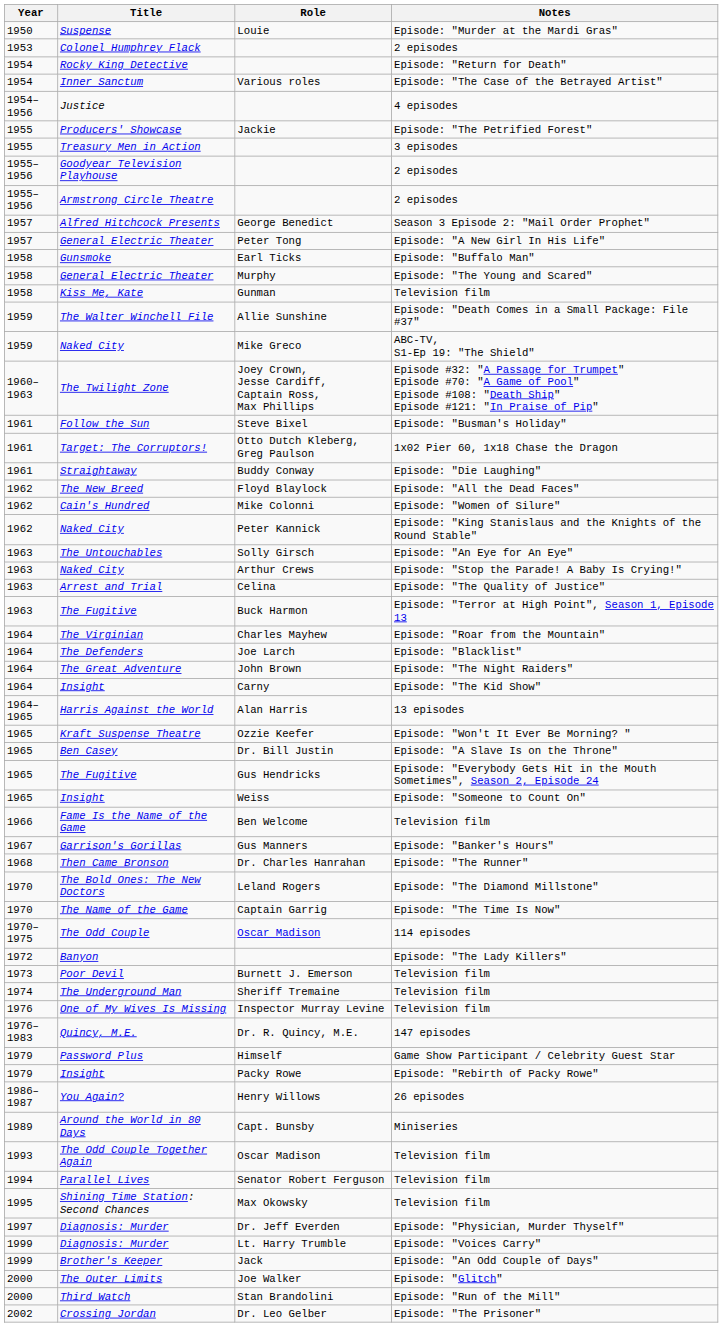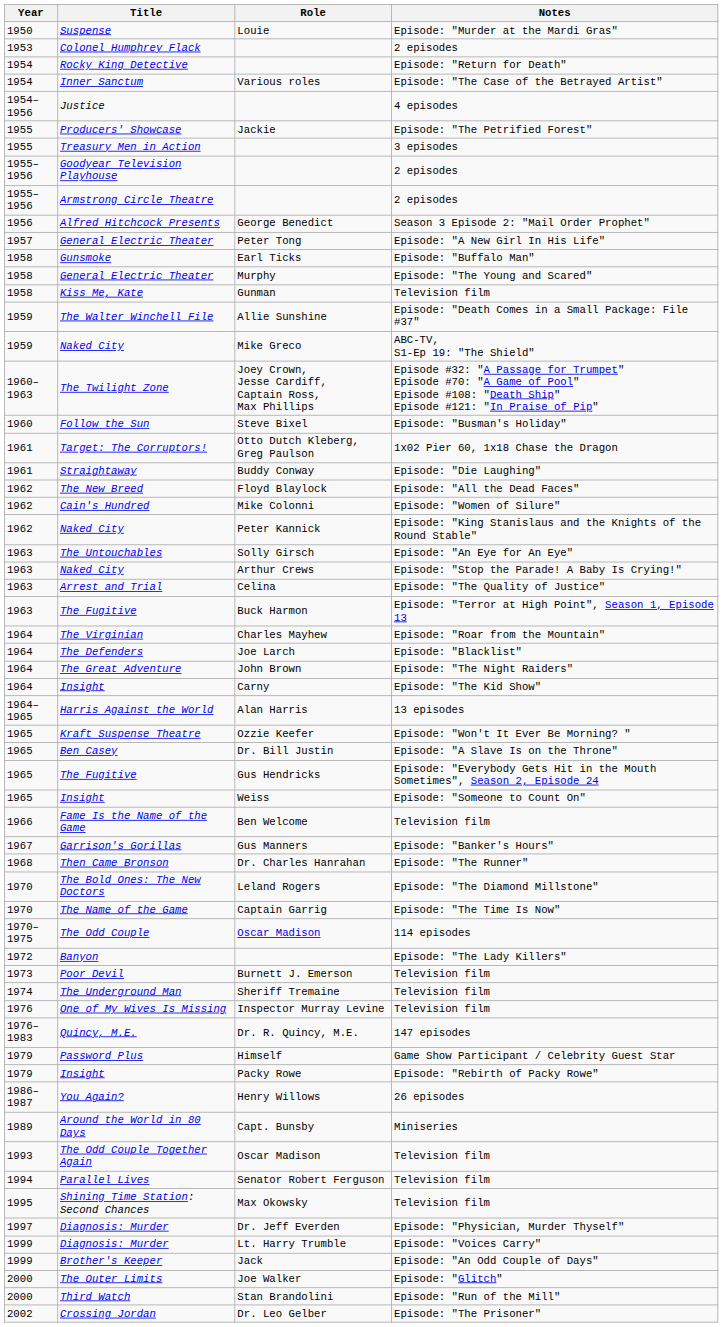(20, 224) 1957 -> (20, 224) 1956
(20, 424) 1961 -> (20, 424) 1960
